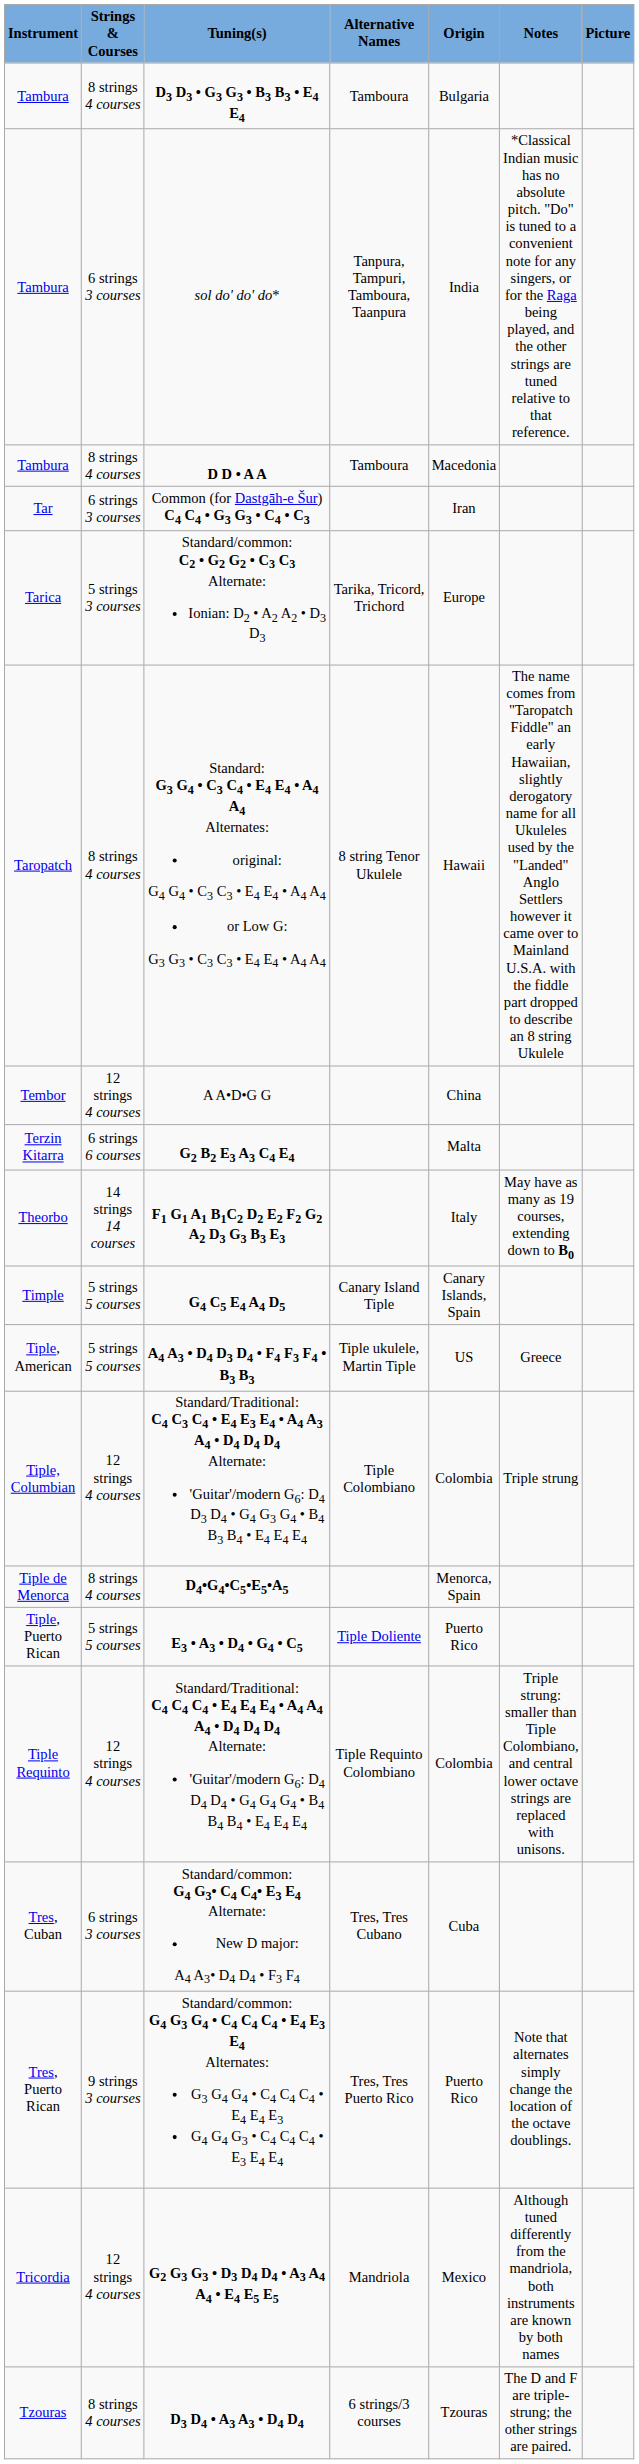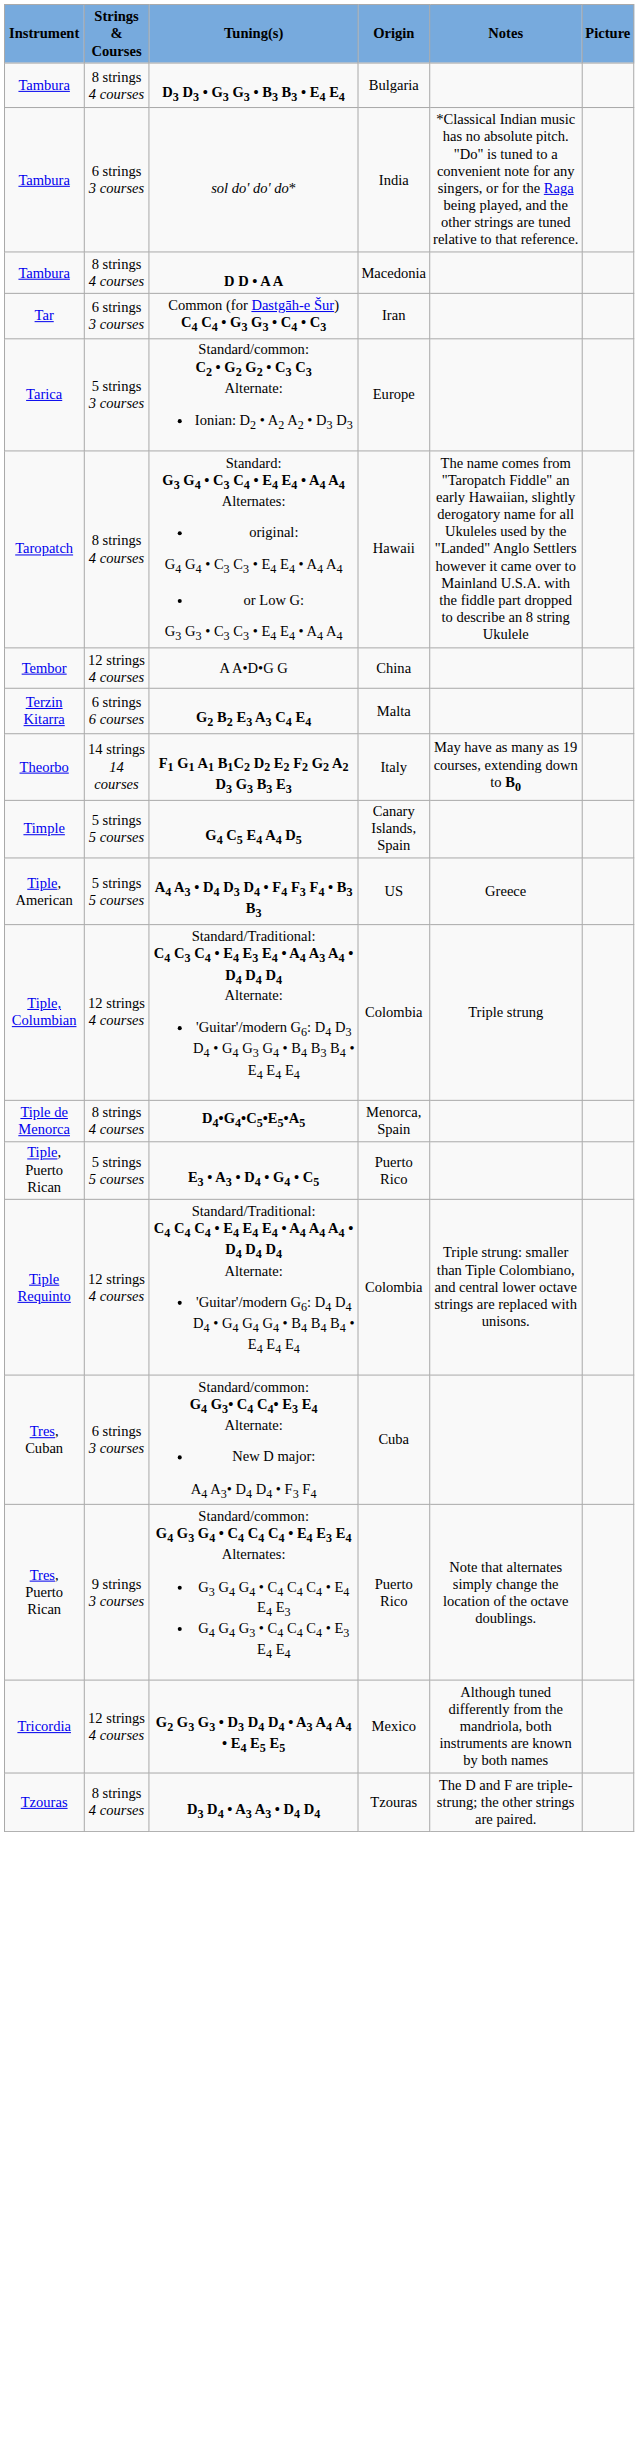- column: (379, 33)
